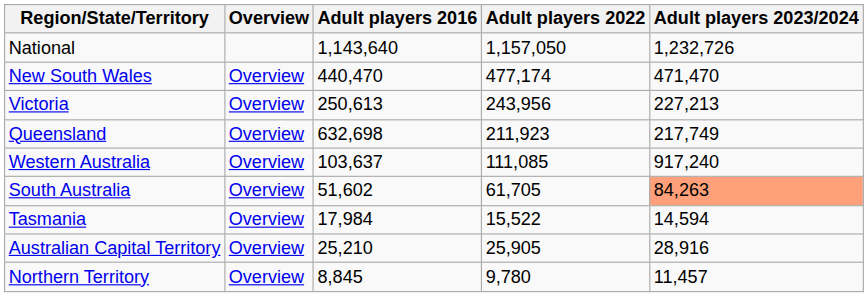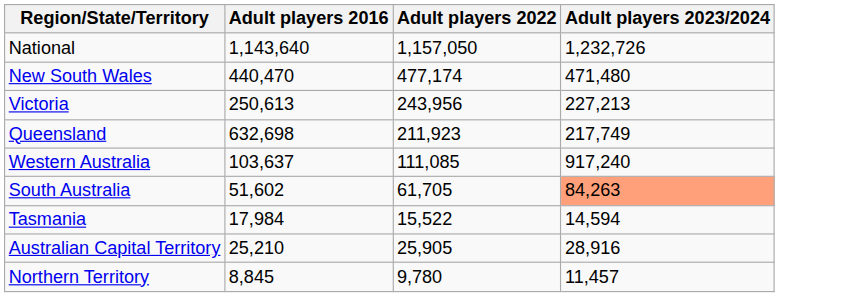- column: (269, 18)
(686, 76) 471,470 -> (598, 76) 471,480
